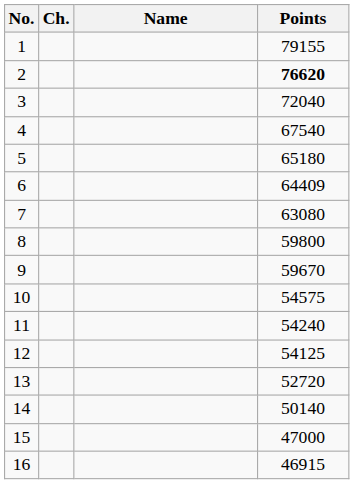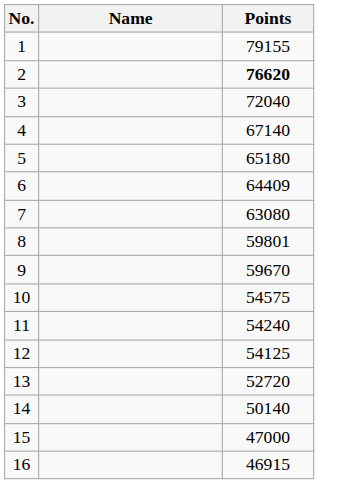- column: (56, 18)
(303, 130) 67540 -> (268, 130) 67140
(303, 241) 59800 -> (268, 241) 59801
